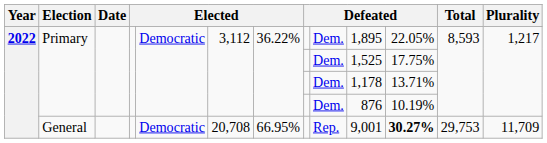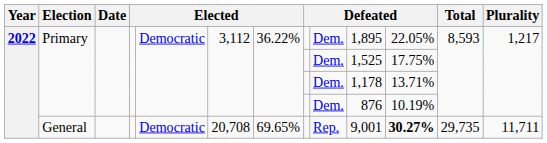(278, 127) 66.95% -> (278, 127) 69.65%
(460, 127) 29,753 -> (460, 127) 29,735
(520, 127) 11,709 -> (520, 127) 11,711
